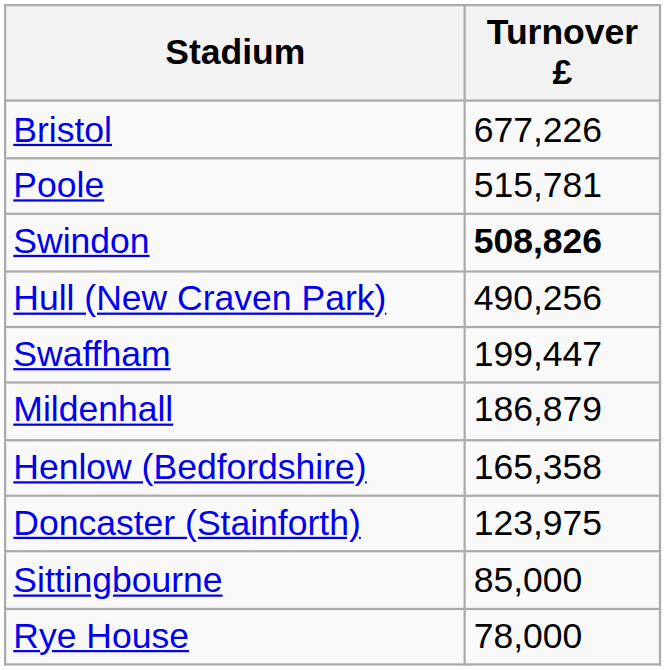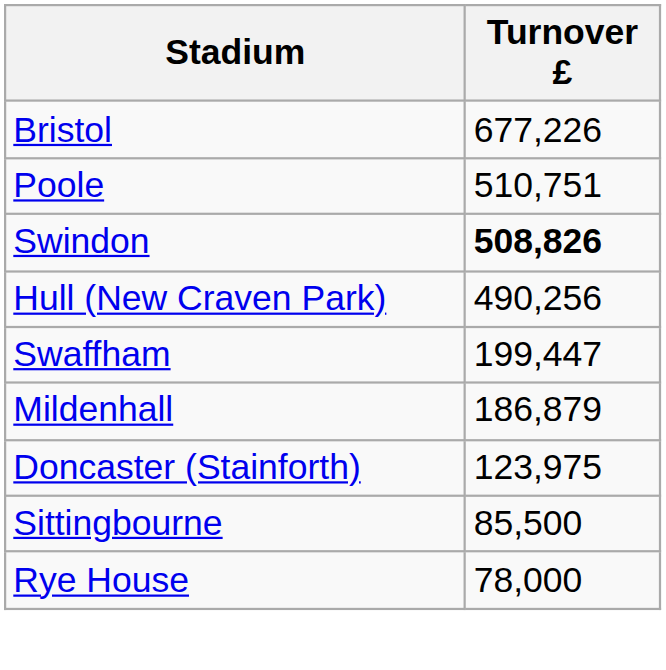(538, 185) 515,781 -> (538, 185) 510,751
- row: (190, 466)
(528, 579) 85,000 -> (528, 523) 85,500
